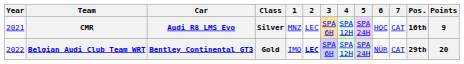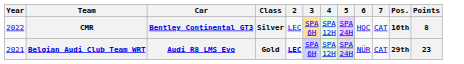- column: (294, 11)
(15, 28) 2021 -> (15, 28) 2022
(201, 28) Audi R8 LMS Evo -> (201, 28) Bentley Continental GT3
(444, 28) 9 -> (427, 28) 8
(15, 49) 2022 -> (15, 49) 2021
(201, 49) Bentley Continental GT3 -> (201, 49) Audi R8 LMS Evo
(444, 49) 20 -> (427, 49) 23
